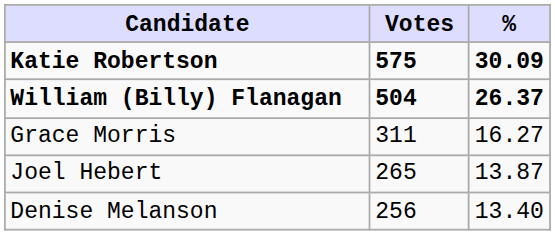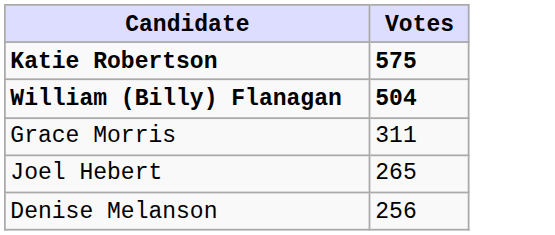- column: (509, 24)
